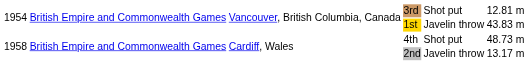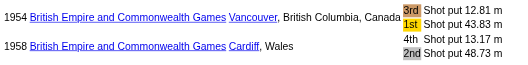(454, 25) Javelin throw -> (443, 25) Shot put
(506, 39) 48.73 m -> (484, 39) 13.17 m
(454, 53) Javelin throw -> (443, 53) Shot put
(506, 53) 13.17 m -> (484, 53) 48.73 m
